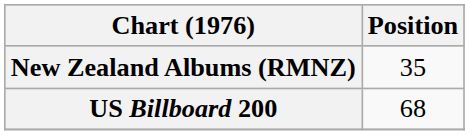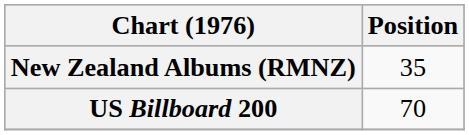(413, 108) 68 -> (413, 108) 70
